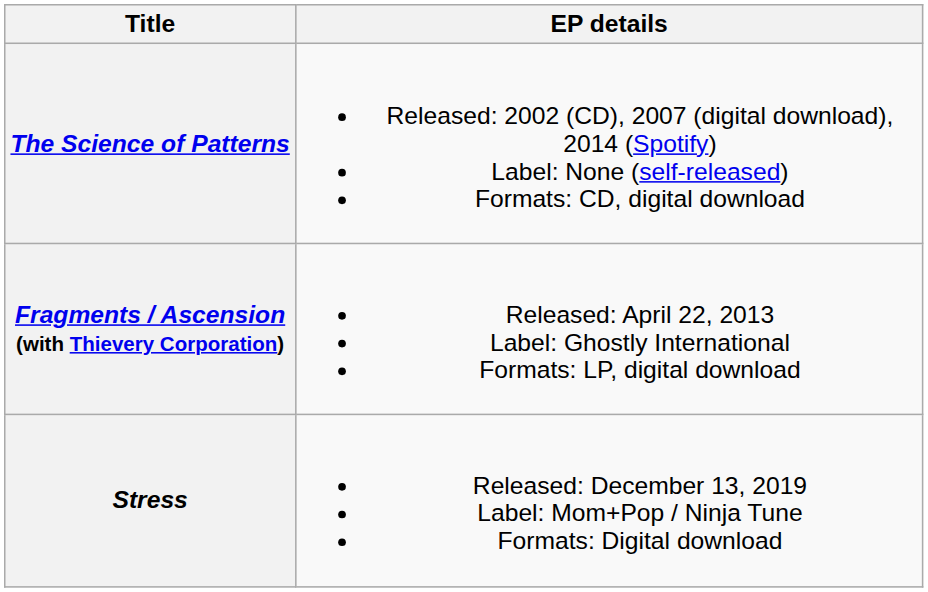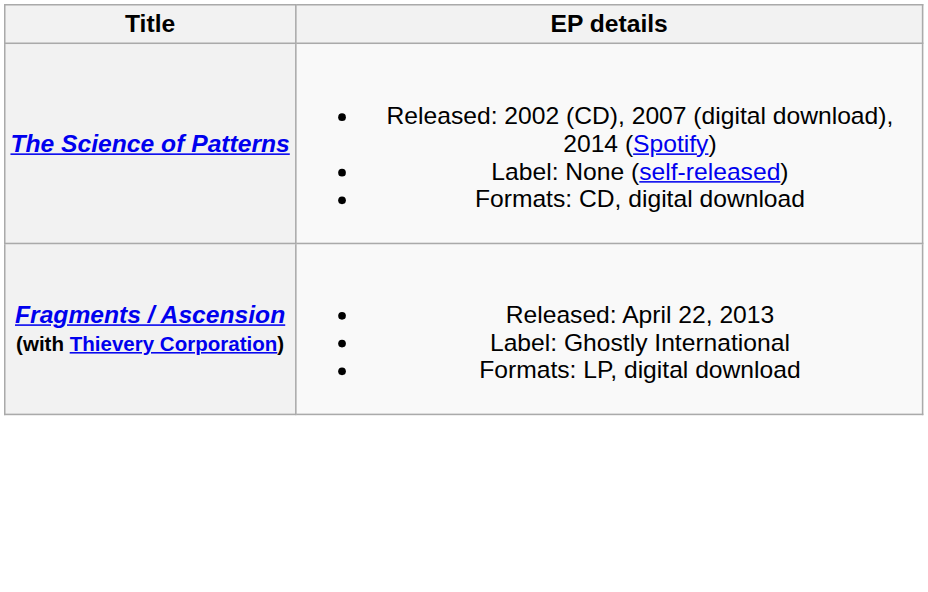- row: (150, 500)
